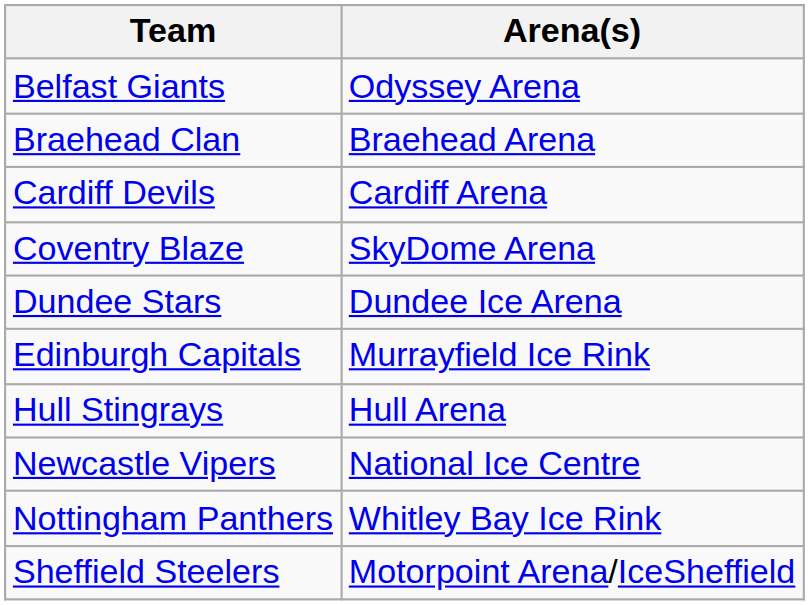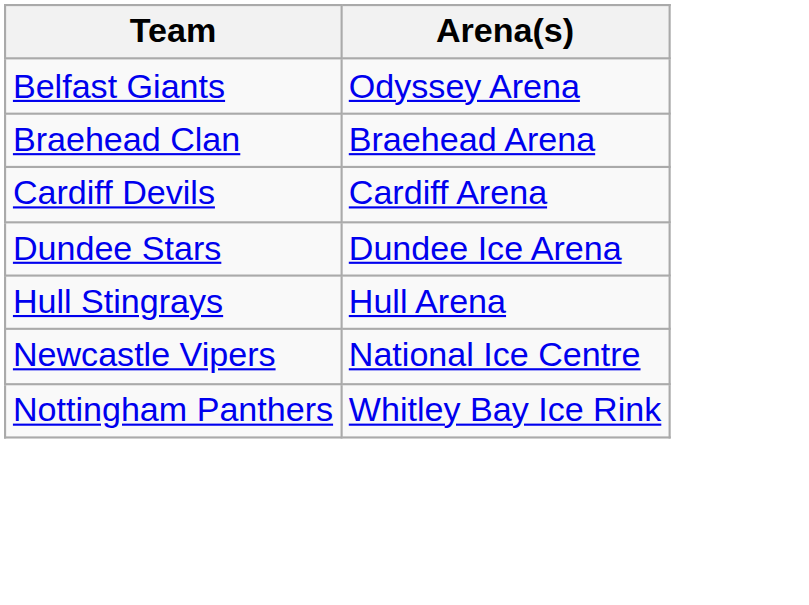- row: (128, 247)
- row: (157, 355)
- row: (146, 572)
